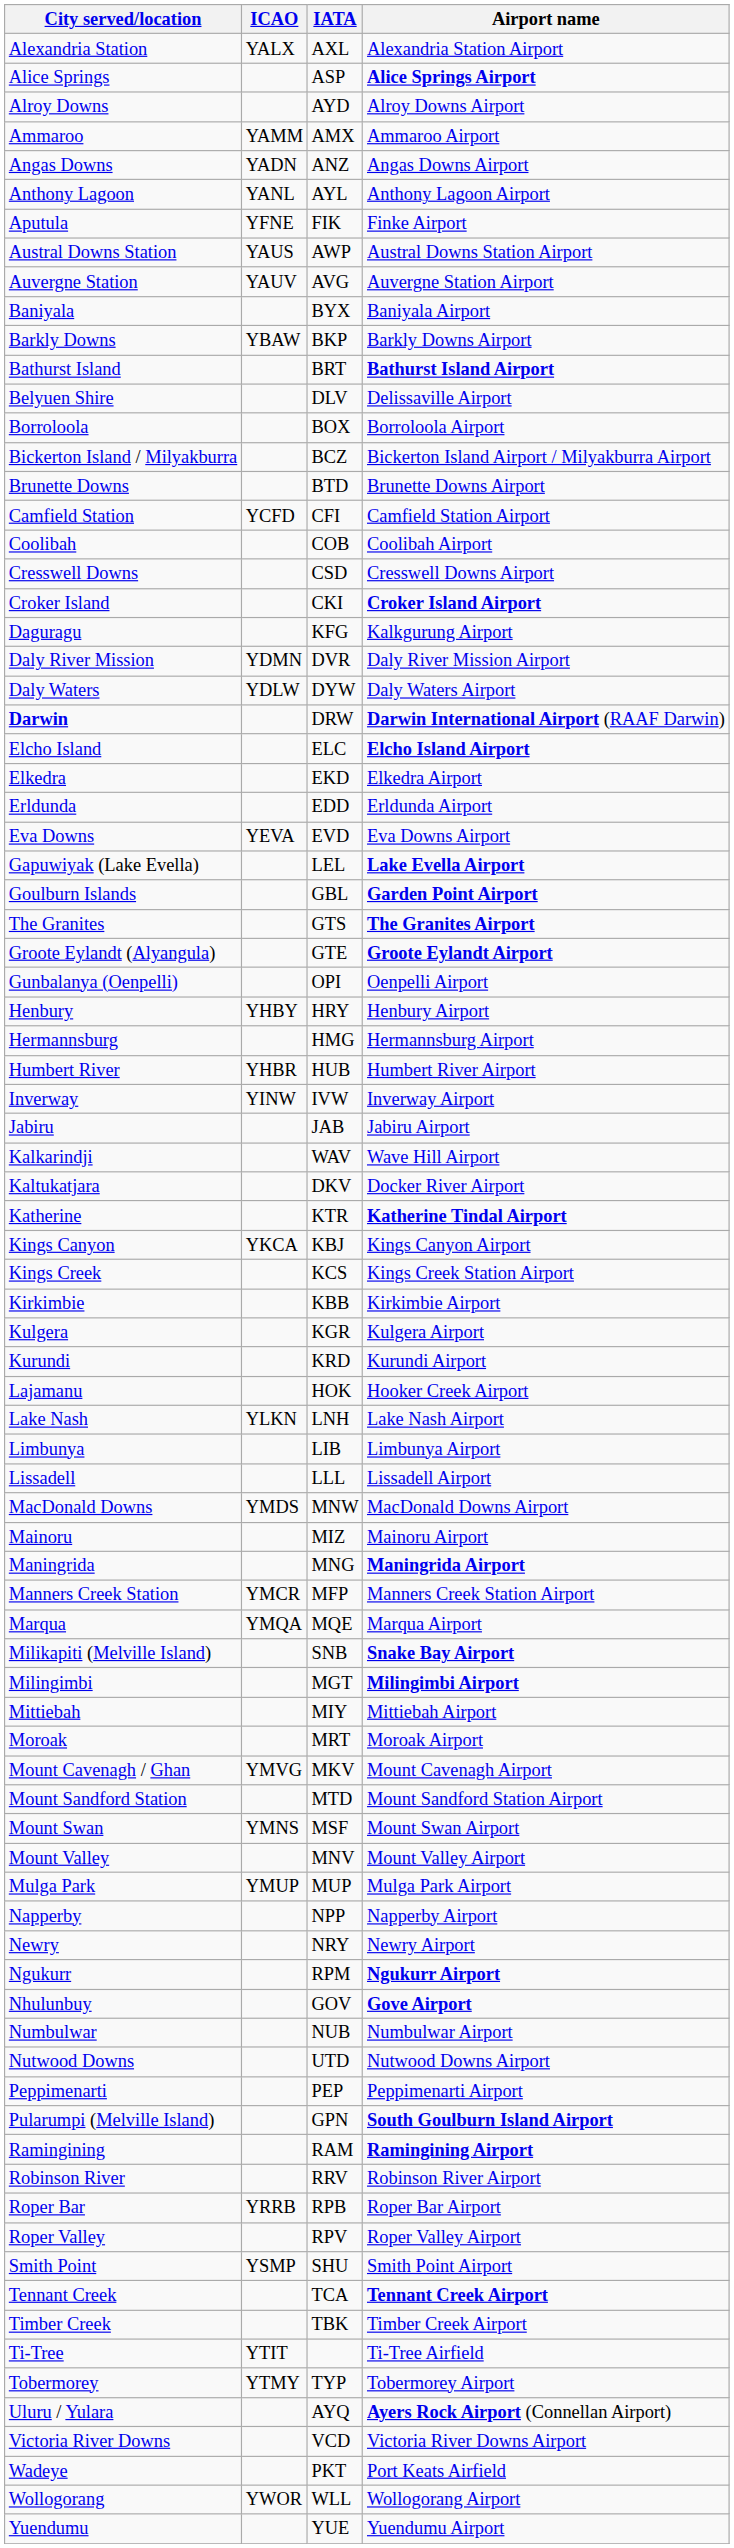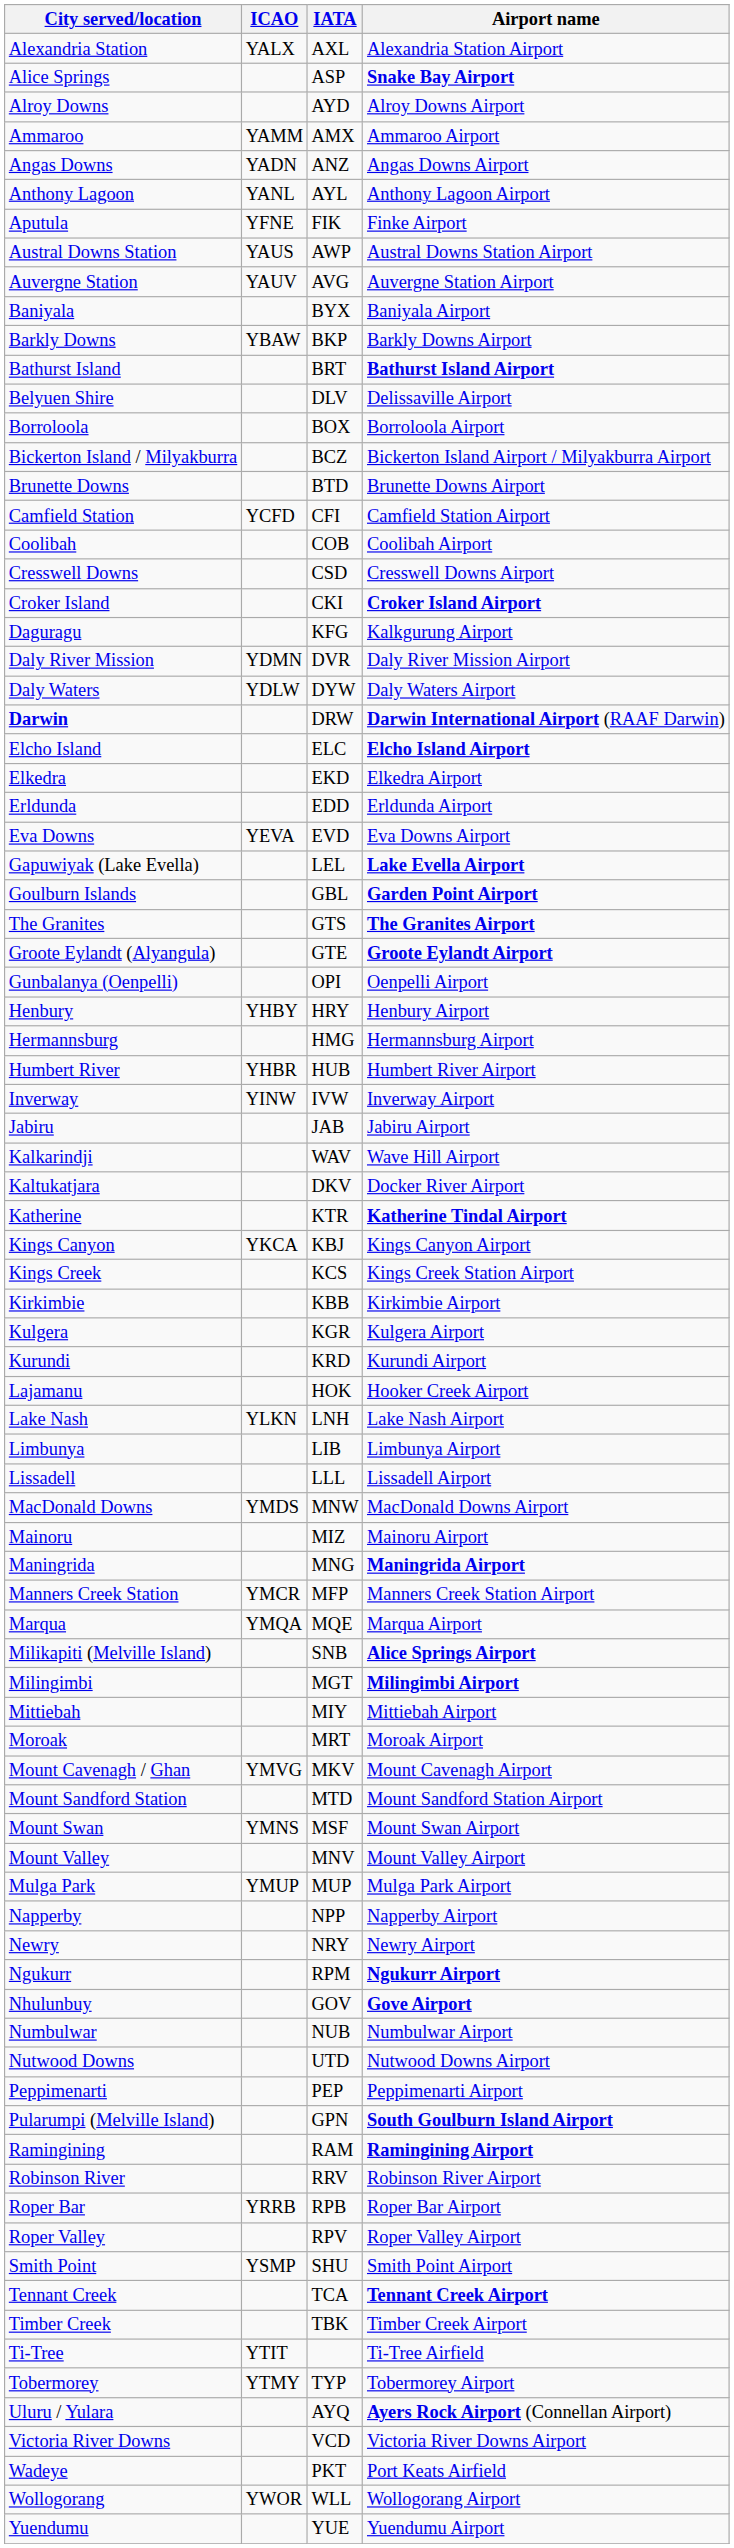(451, 77) Alice Springs Airport -> (441, 77) Snake Bay Airport
(441, 1653) Snake Bay Airport -> (451, 1653) Alice Springs Airport
